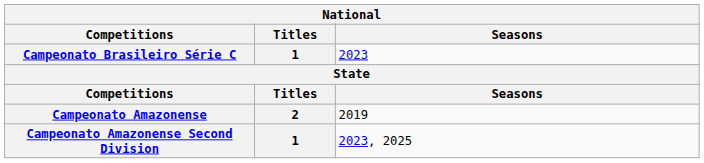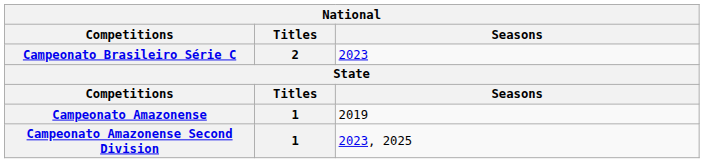(295, 54) 1 -> (295, 54) 2
(295, 114) 2 -> (295, 114) 1
